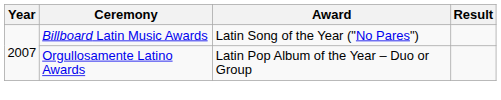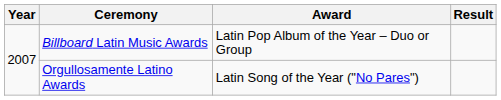(317, 35) Latin Song of the Year ("No Pares") -> (322, 42) Latin Pop Album of the Year – Duo or Group
(322, 63) Latin Pop Album of the Year – Duo or Group -> (317, 77) Latin Song of the Year ("No Pares")
